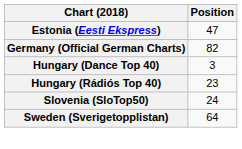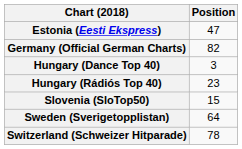(212, 100) 24 -> (214, 100) 15
+ row: (97, 135)
